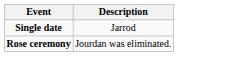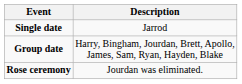+ row: (39, 49)
